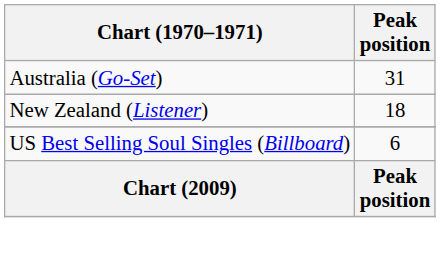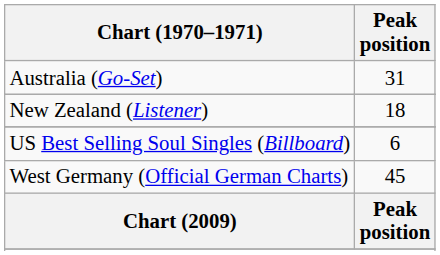+ row: (179, 176)
